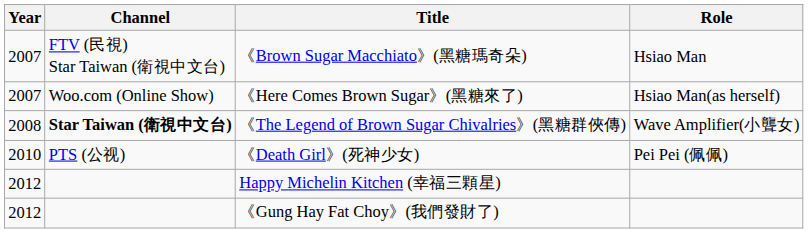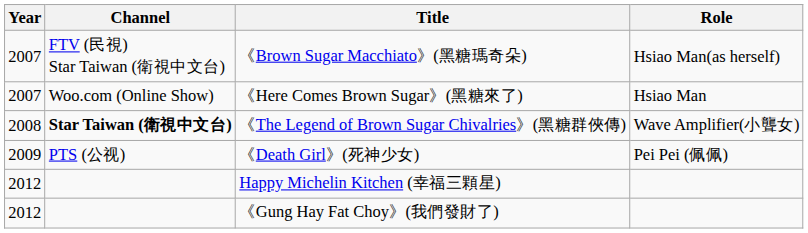(670, 56) Hsiao Man -> (707, 56) Hsiao Man(as herself)
(707, 96) Hsiao Man(as herself) -> (670, 96) Hsiao Man
(25, 154) 2010 -> (25, 154) 2009
